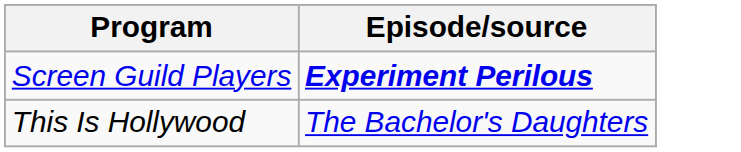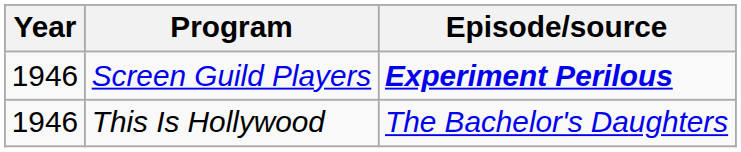+ column: (45, 28)
